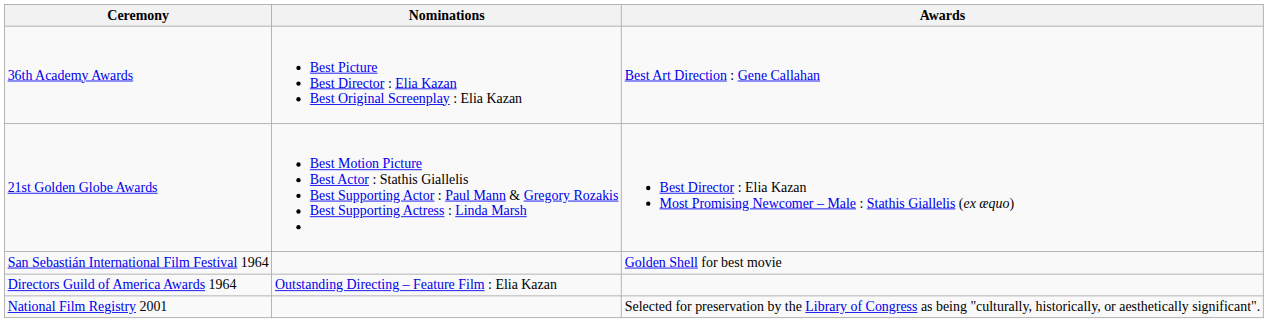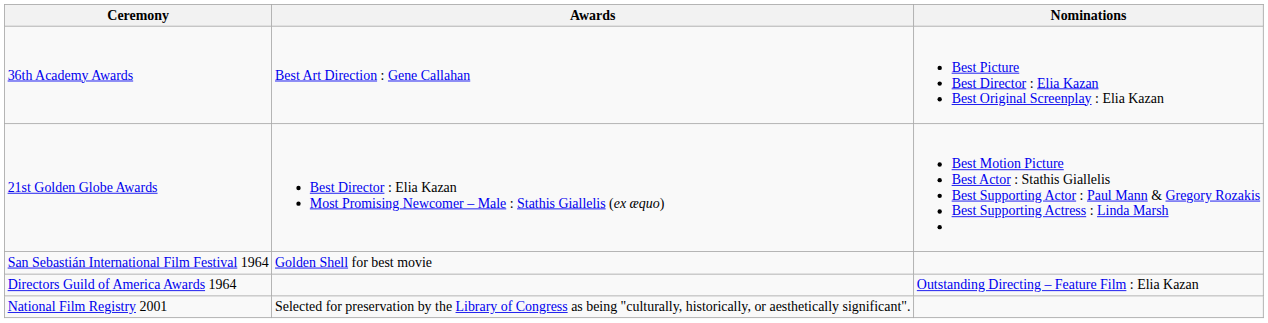columns swapped: (942, 15) <-> (447, 15)
